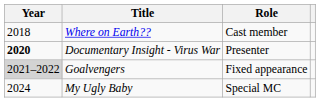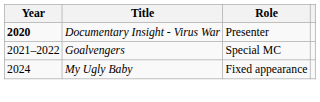- row: (108, 32)
(33, 69) lightgrey background -> (33, 50) no background
(266, 69) Fixed appearance -> (253, 50) Special MC
(253, 87) Special MC -> (266, 69) Fixed appearance
